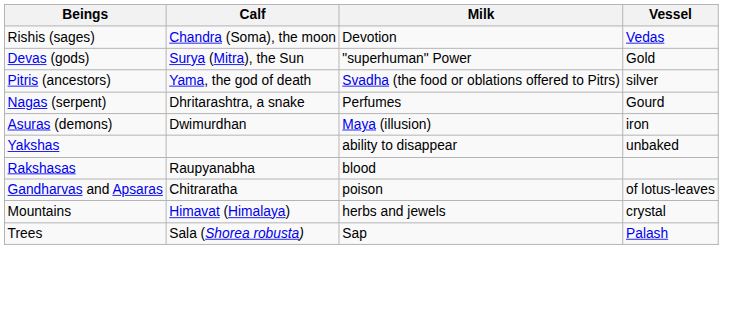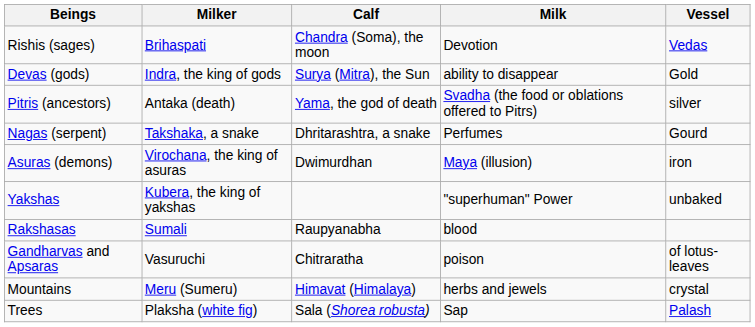+ column: (217, 15)
(407, 59) "superhuman" Power -> (501, 74) ability to disappear
(400, 146) ability to disappear -> (508, 200) "superhuman" Power
